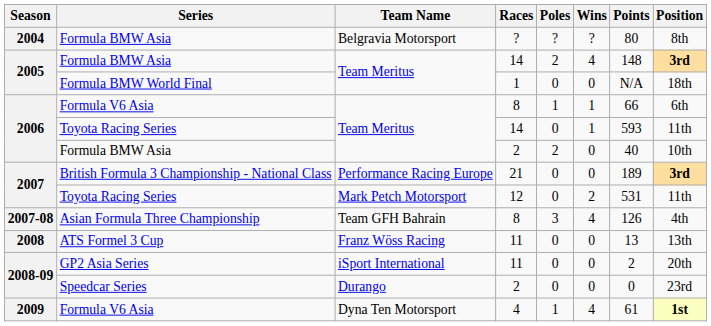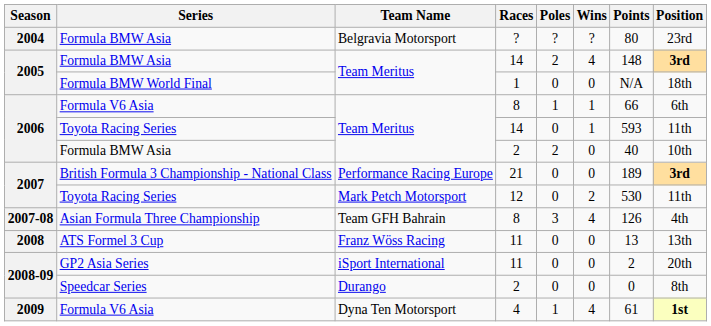(680, 38) 8th -> (680, 38) 23rd
(631, 196) 531 -> (631, 196) 530
(680, 286) 23rd -> (680, 286) 8th
